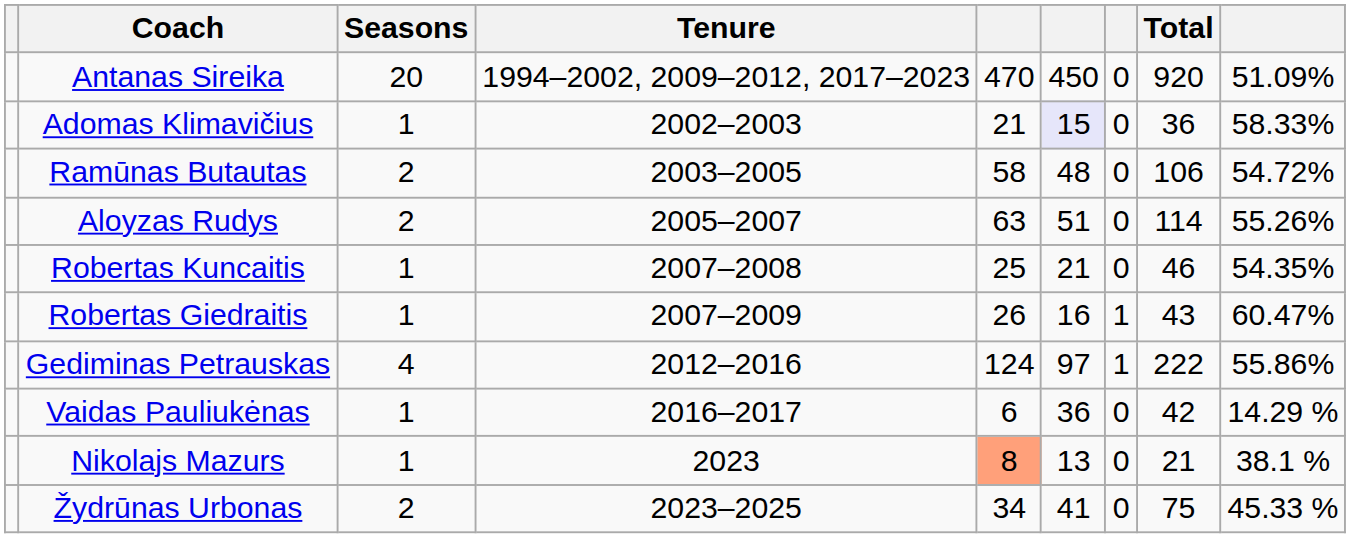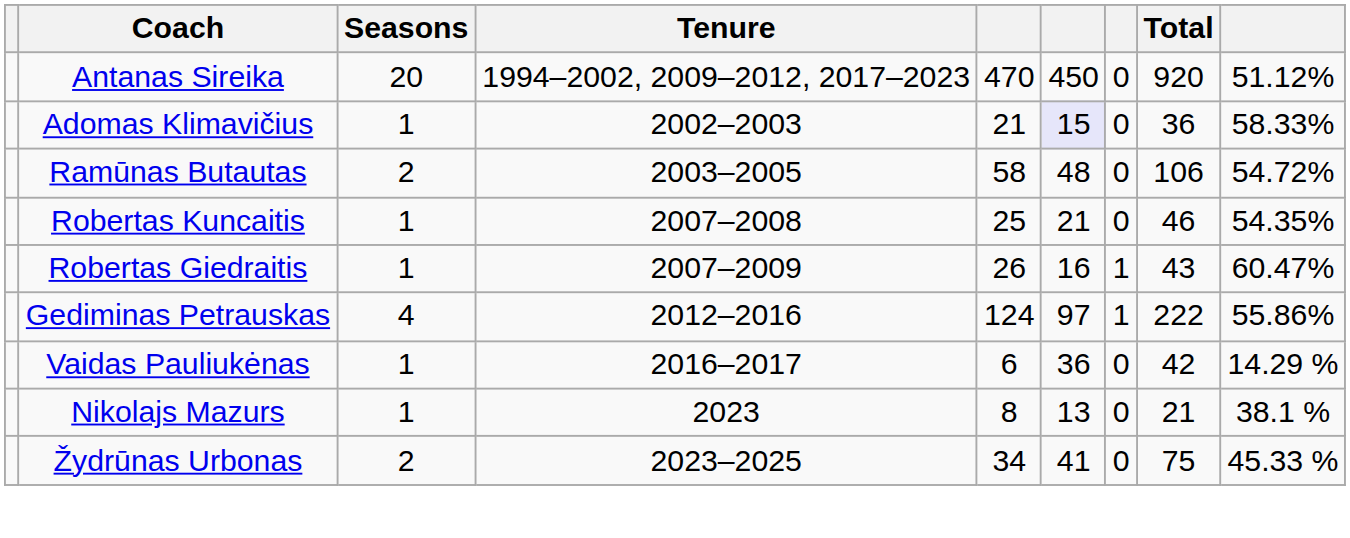(1283, 76) 51.09% -> (1283, 76) 51.12%
- row: (178, 220)
(1009, 460) lightsalmon background -> (1009, 412) no background
